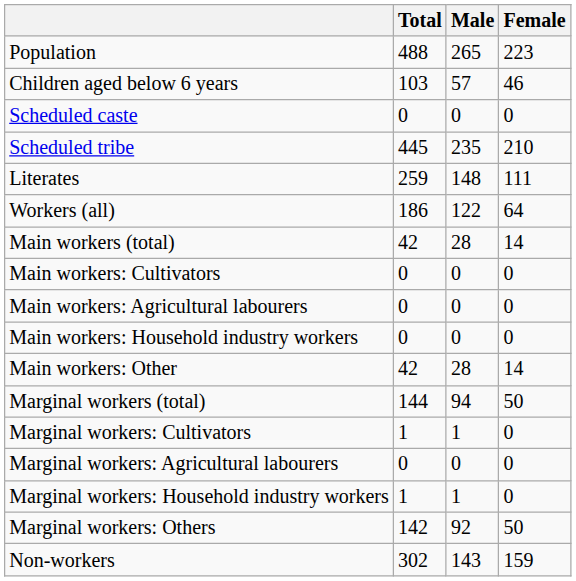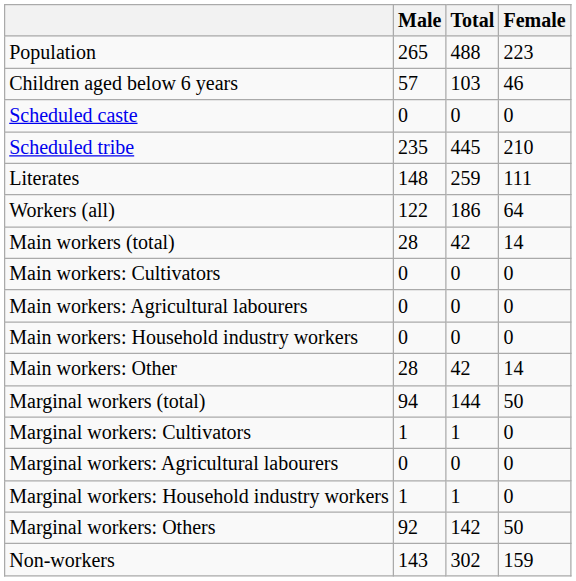columns swapped: (420, 20) <-> (473, 20)
